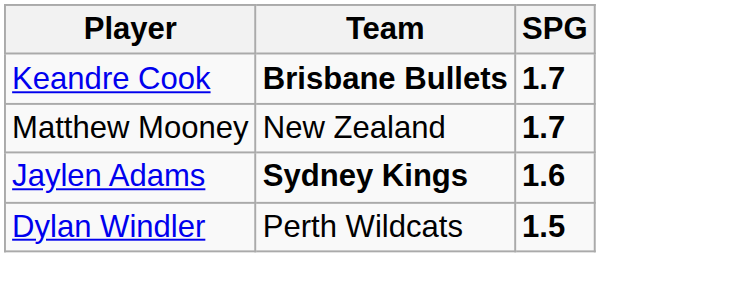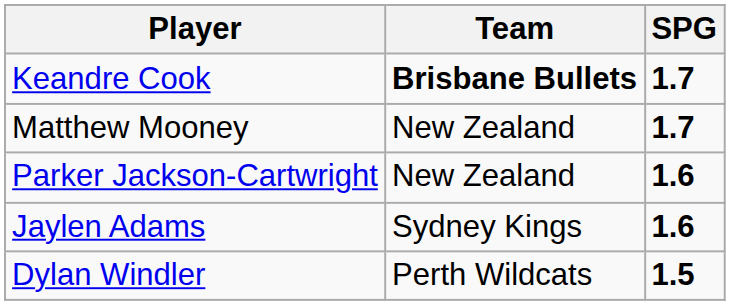+ row: (195, 176)
(365, 176) bold -> (487, 226) normal
